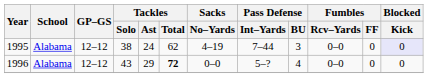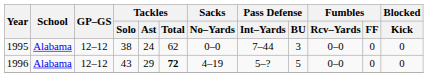(212, 47) 4–19 -> (212, 47) 0–0
(402, 47) lavender background -> (402, 47) no background
(212, 64) 0–0 -> (212, 64) 4–19
(298, 64) 4 -> (298, 64) 5
